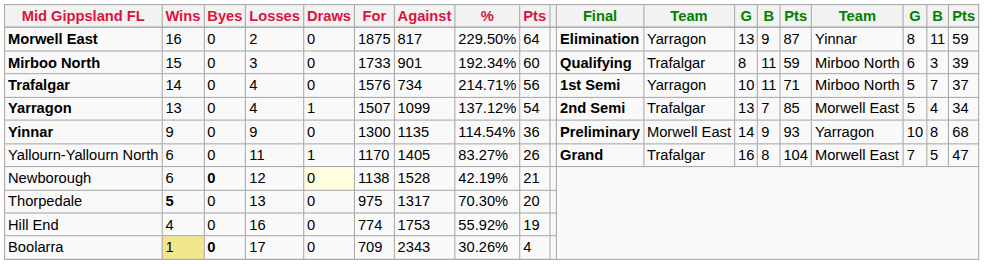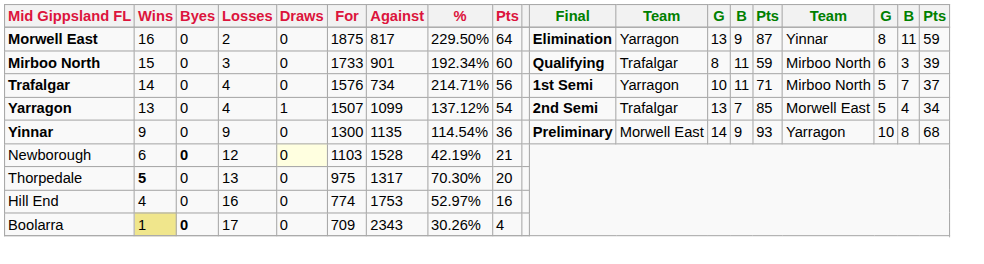- row: (83, 155)
(374, 178) 1138 -> (346, 155) 1103
(483, 224) 55.92% -> (456, 201) 52.97%
(531, 224) 19 -> (504, 201) 16
